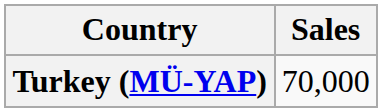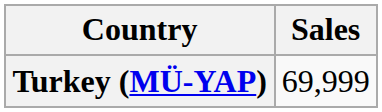(326, 80) 70,000 -> (326, 80) 69,999
